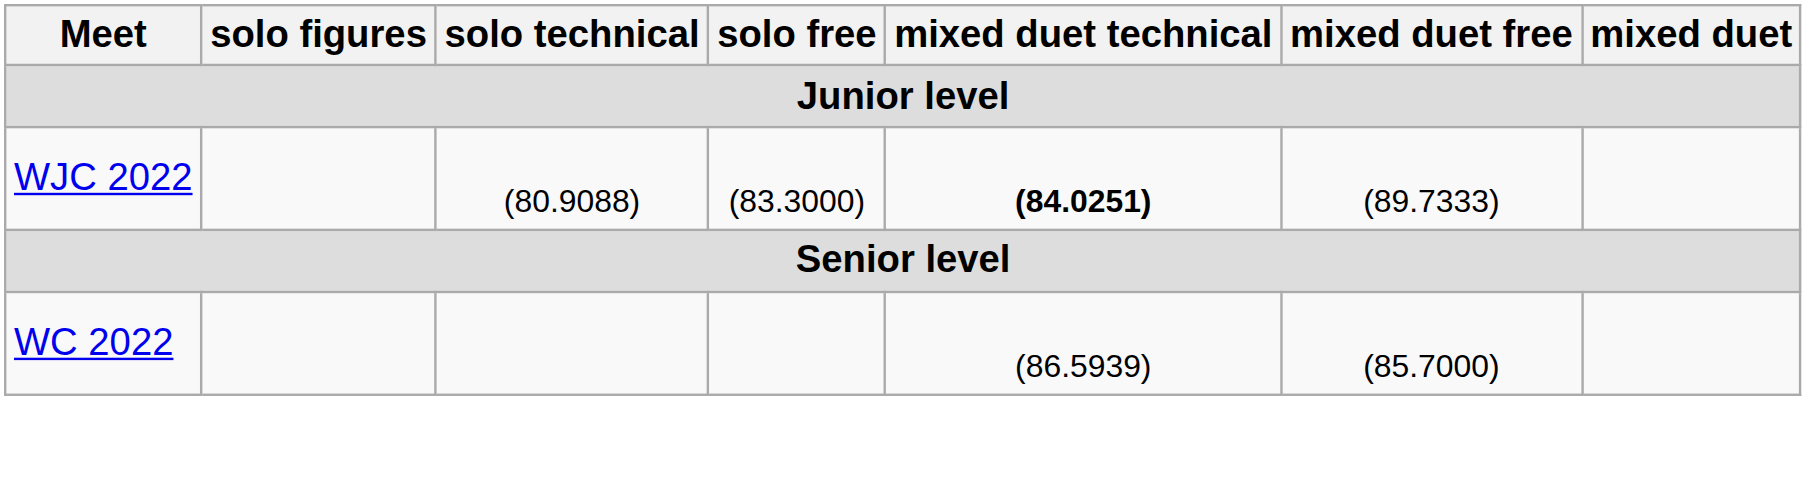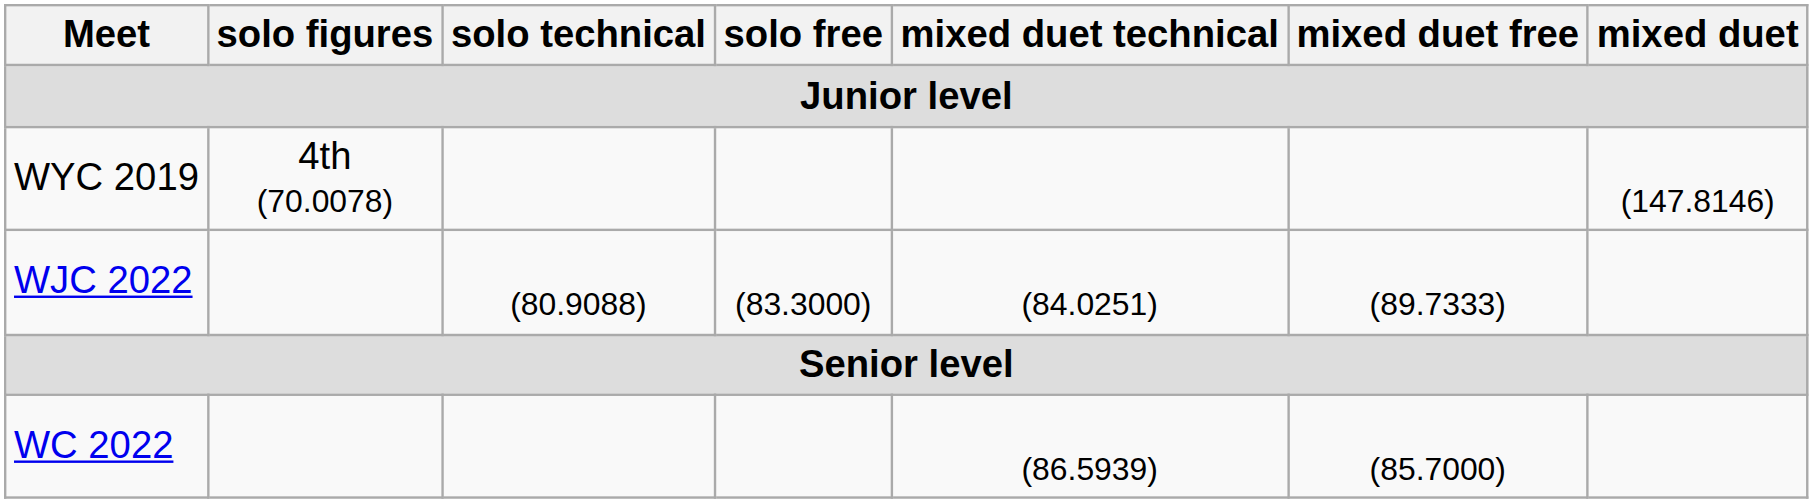+ row: (106, 177)
(1083, 199) bold -> (1090, 305) normal
